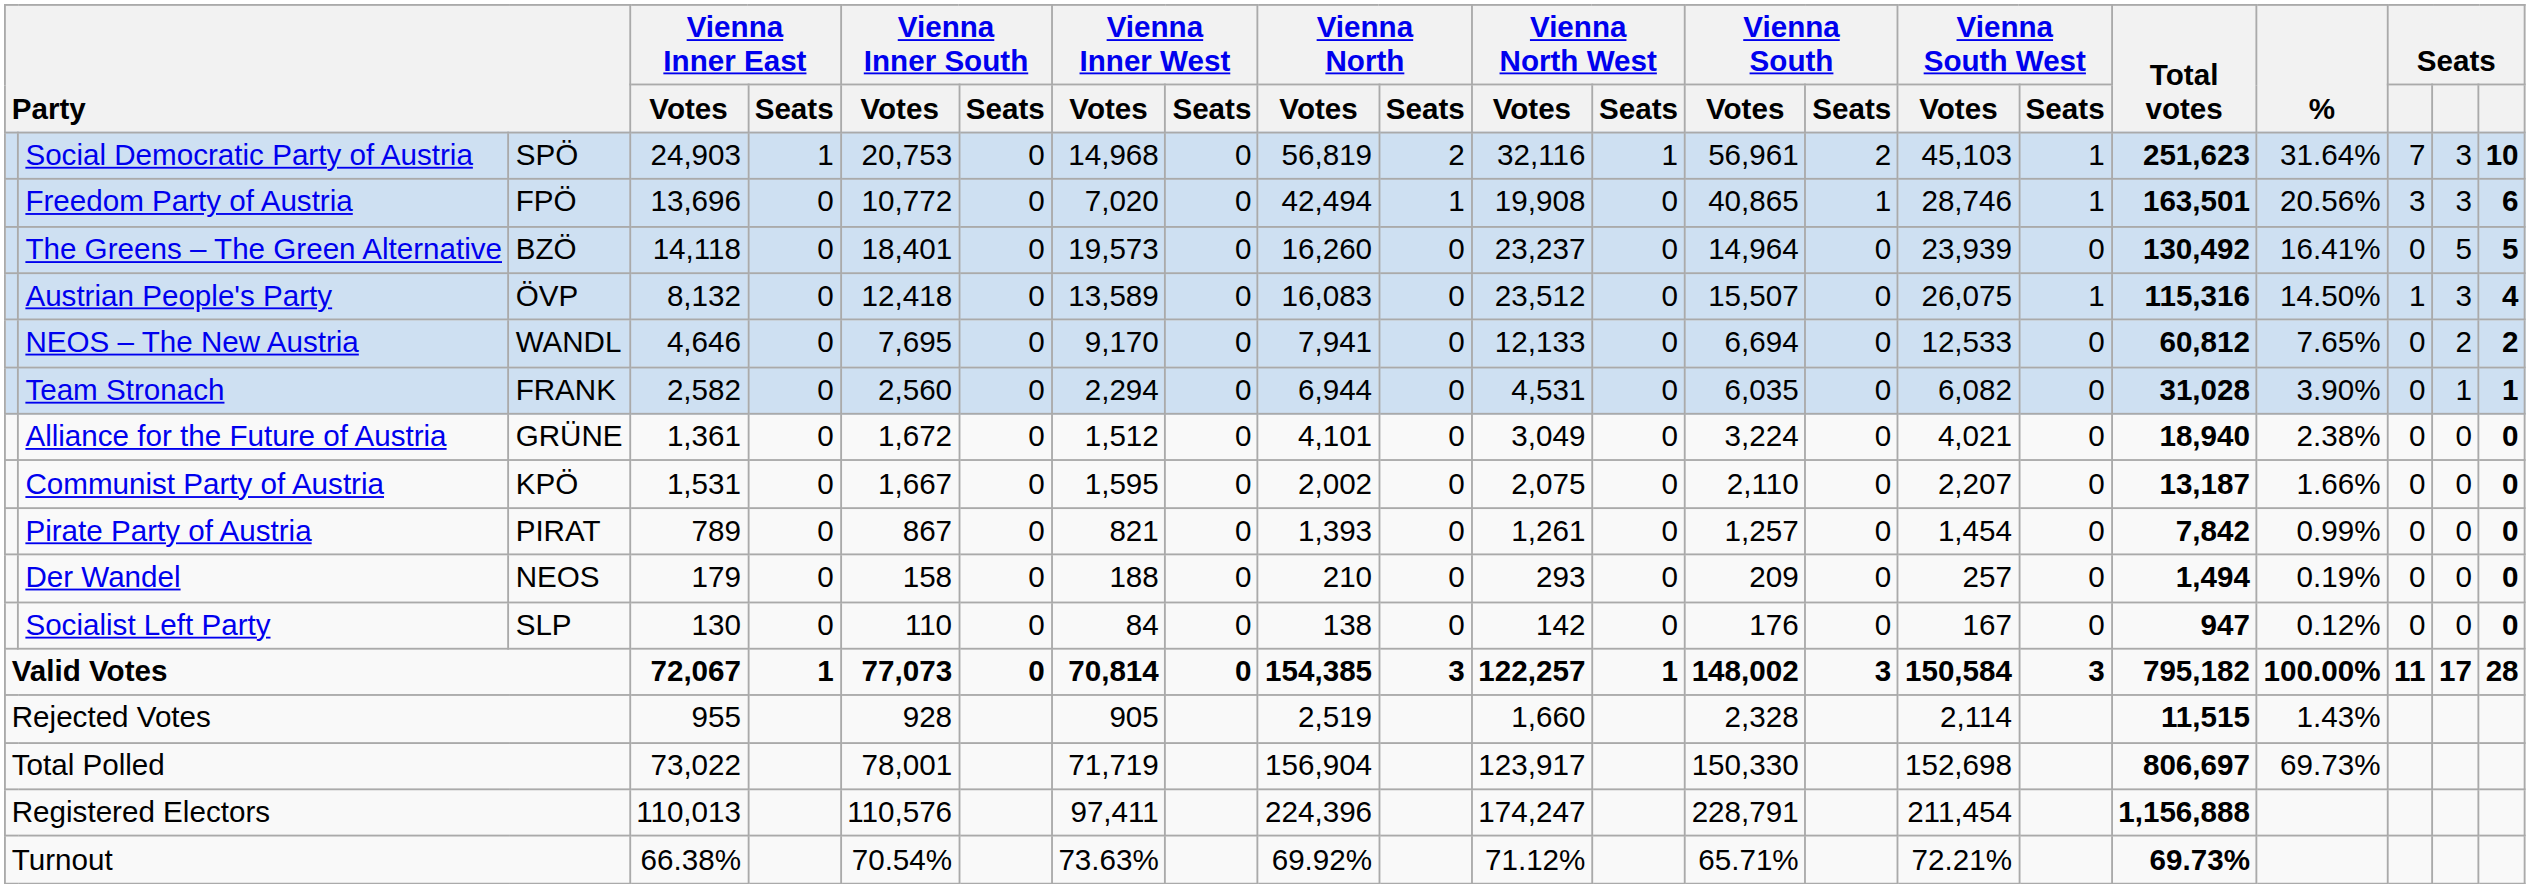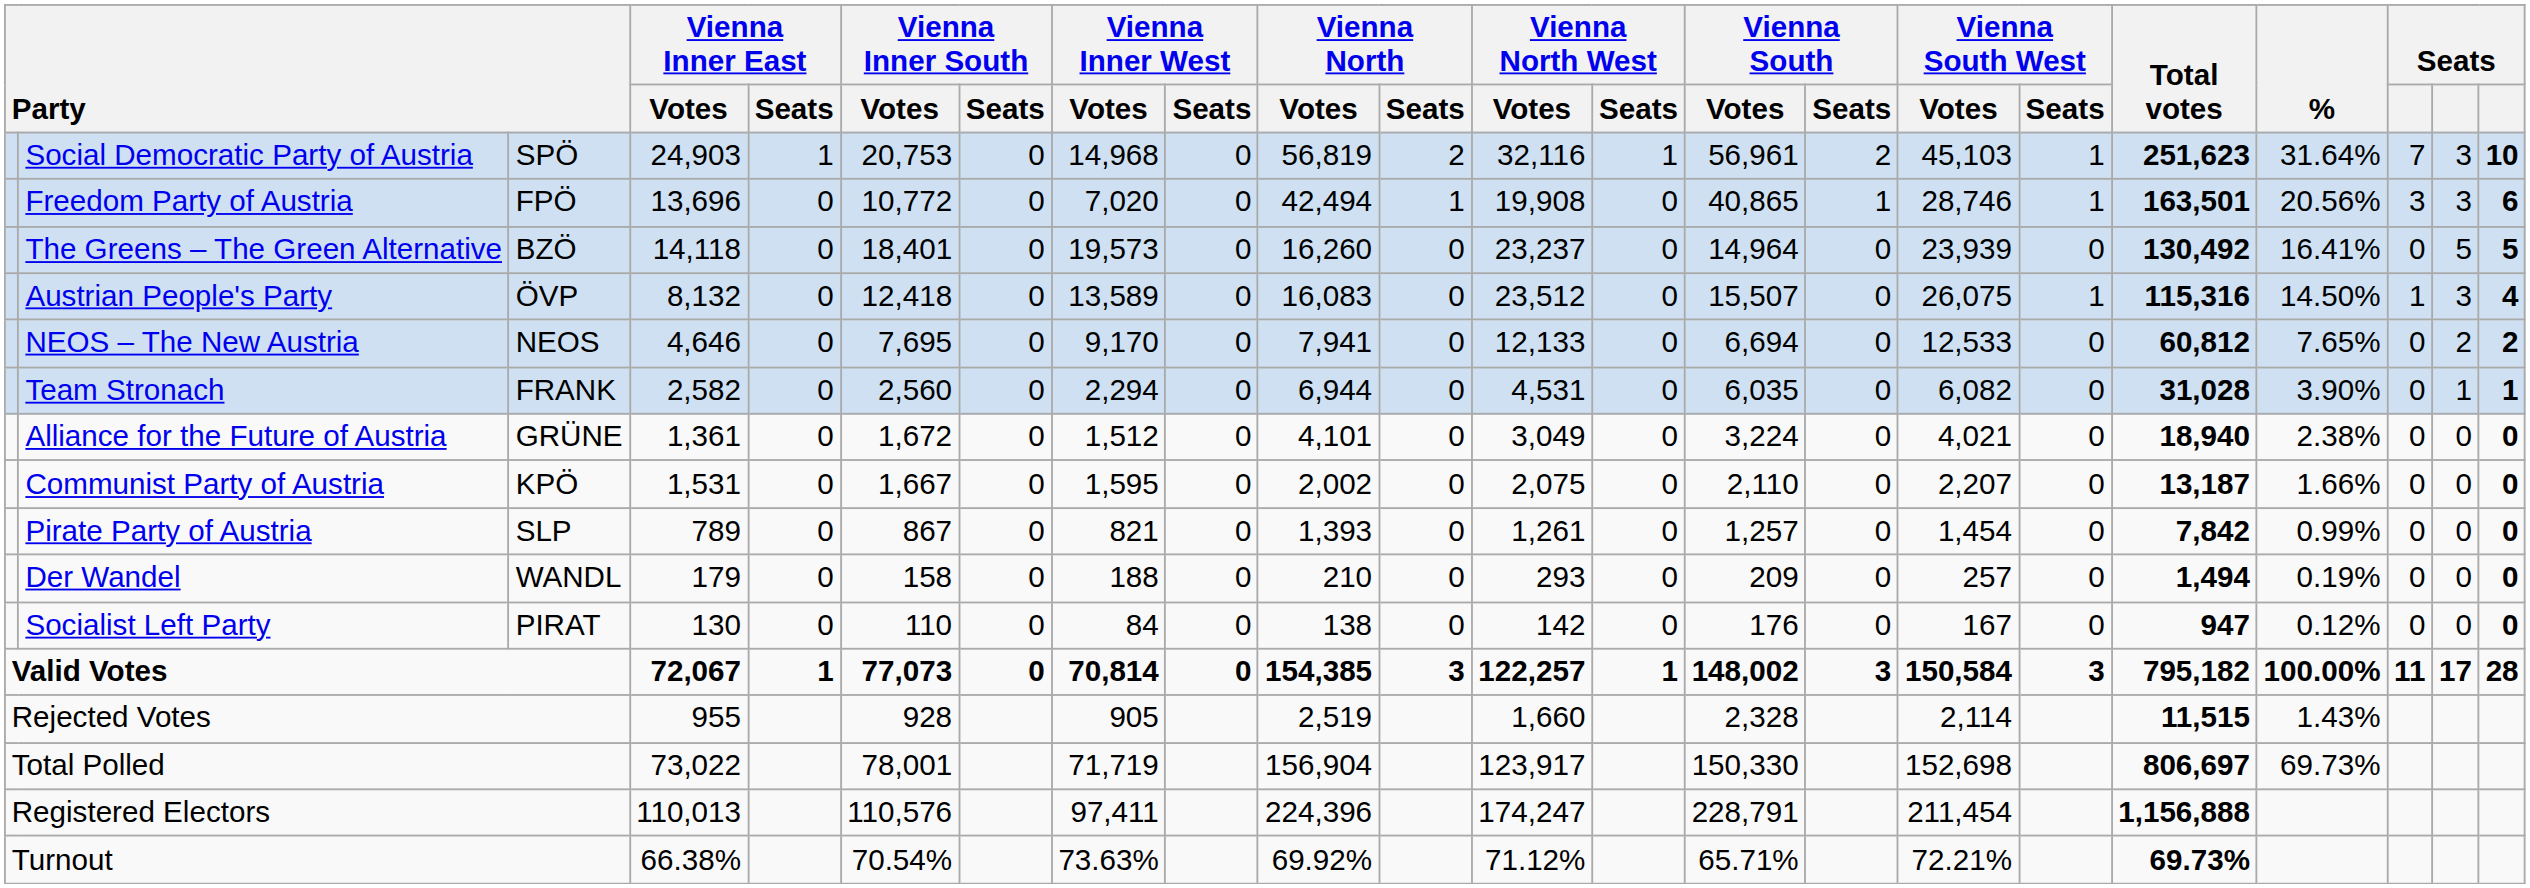(569, 342) WANDL -> (558, 342) NEOS
(558, 530) PIRAT -> (544, 530) SLP
(558, 577) NEOS -> (569, 577) WANDL
(544, 624) SLP -> (558, 624) PIRAT
